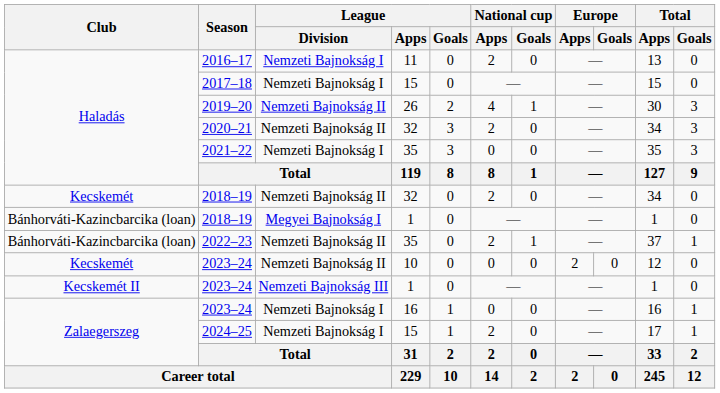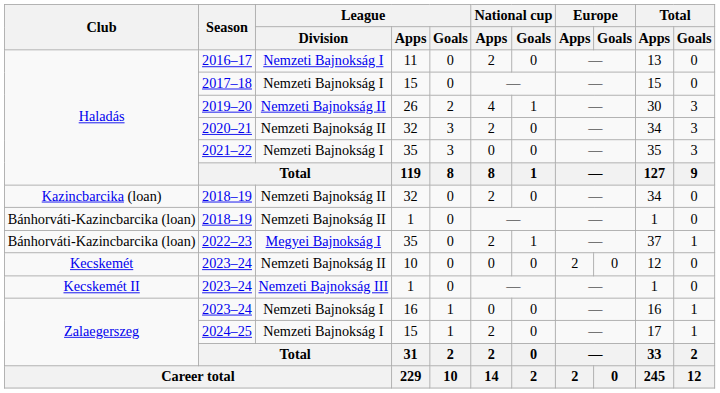(102, 196) Kecskemét -> (102, 196) Kazincbarcika (loan)
(323, 219) Megyei Bajnokság I -> (323, 219) Nemzeti Bajnokság II
(323, 241) Nemzeti Bajnokság II -> (323, 241) Megyei Bajnokság I
